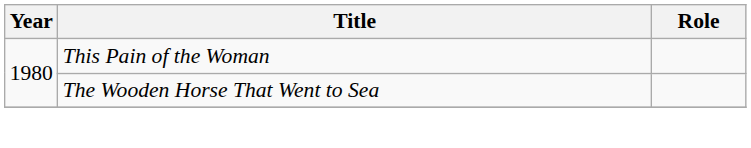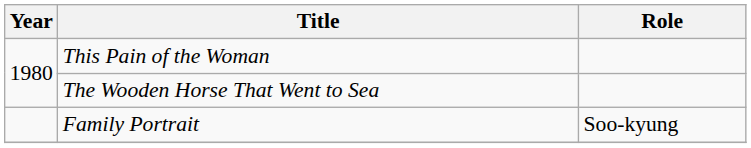+ row: (131, 124)
